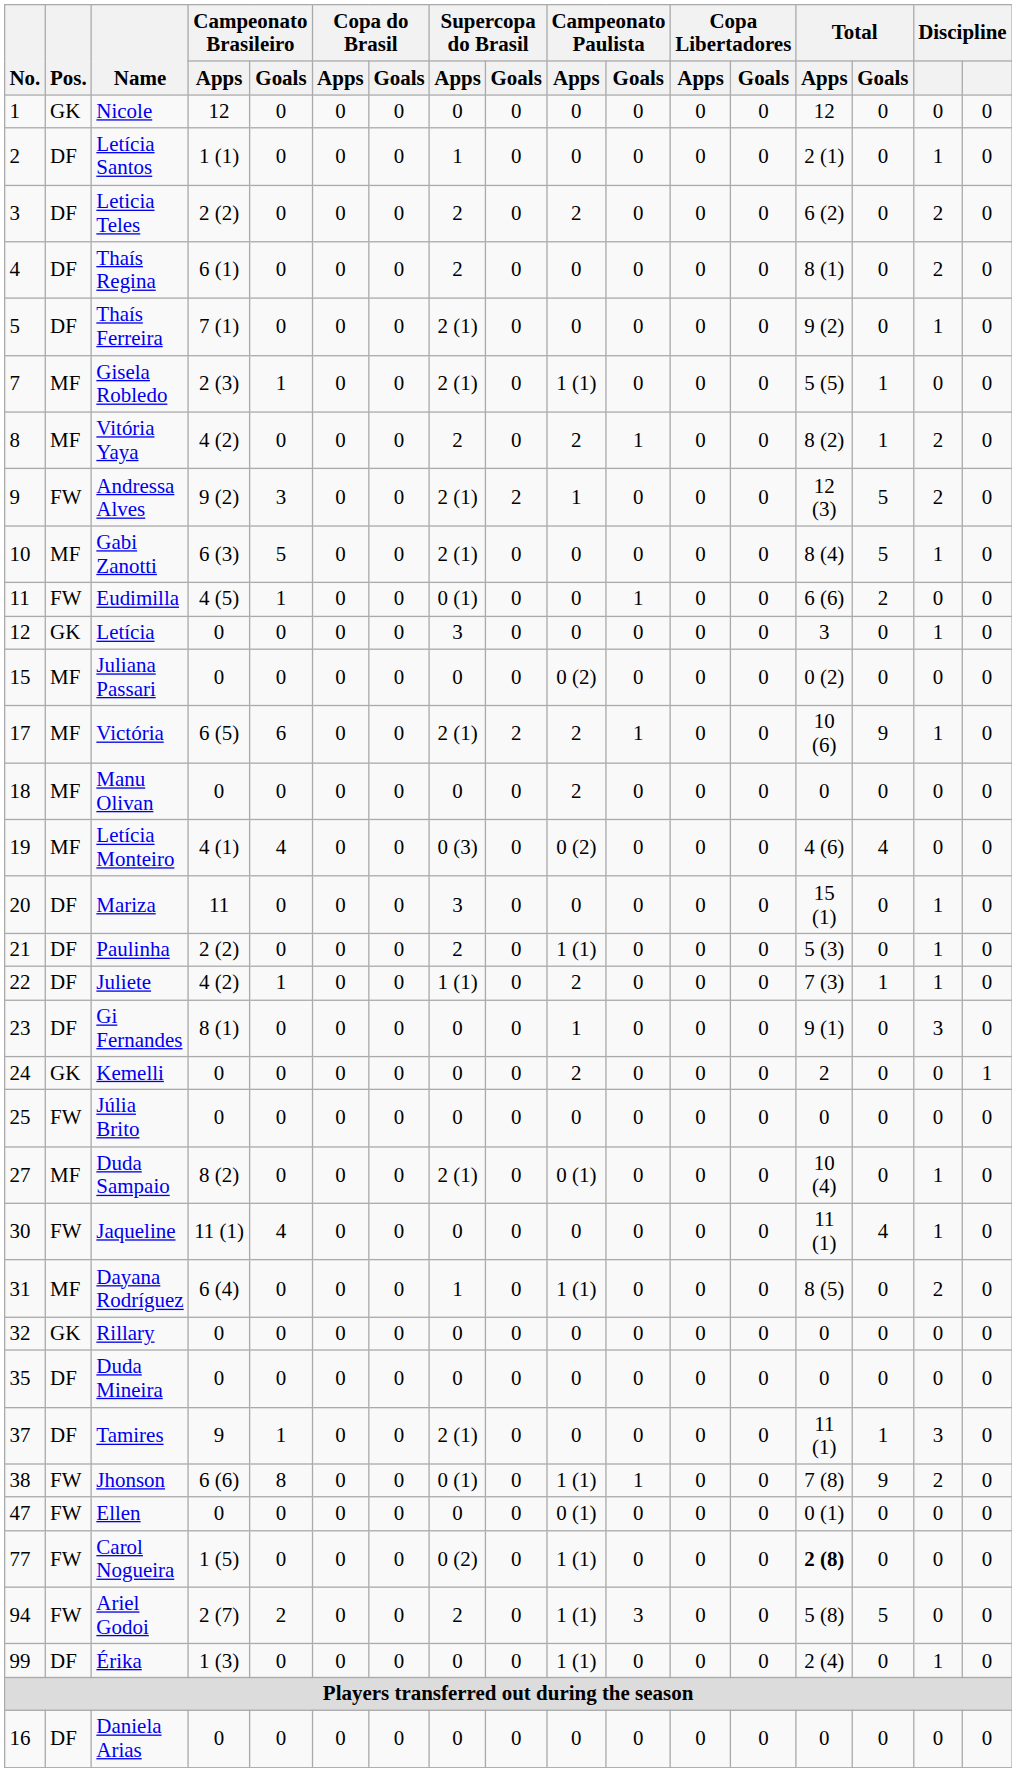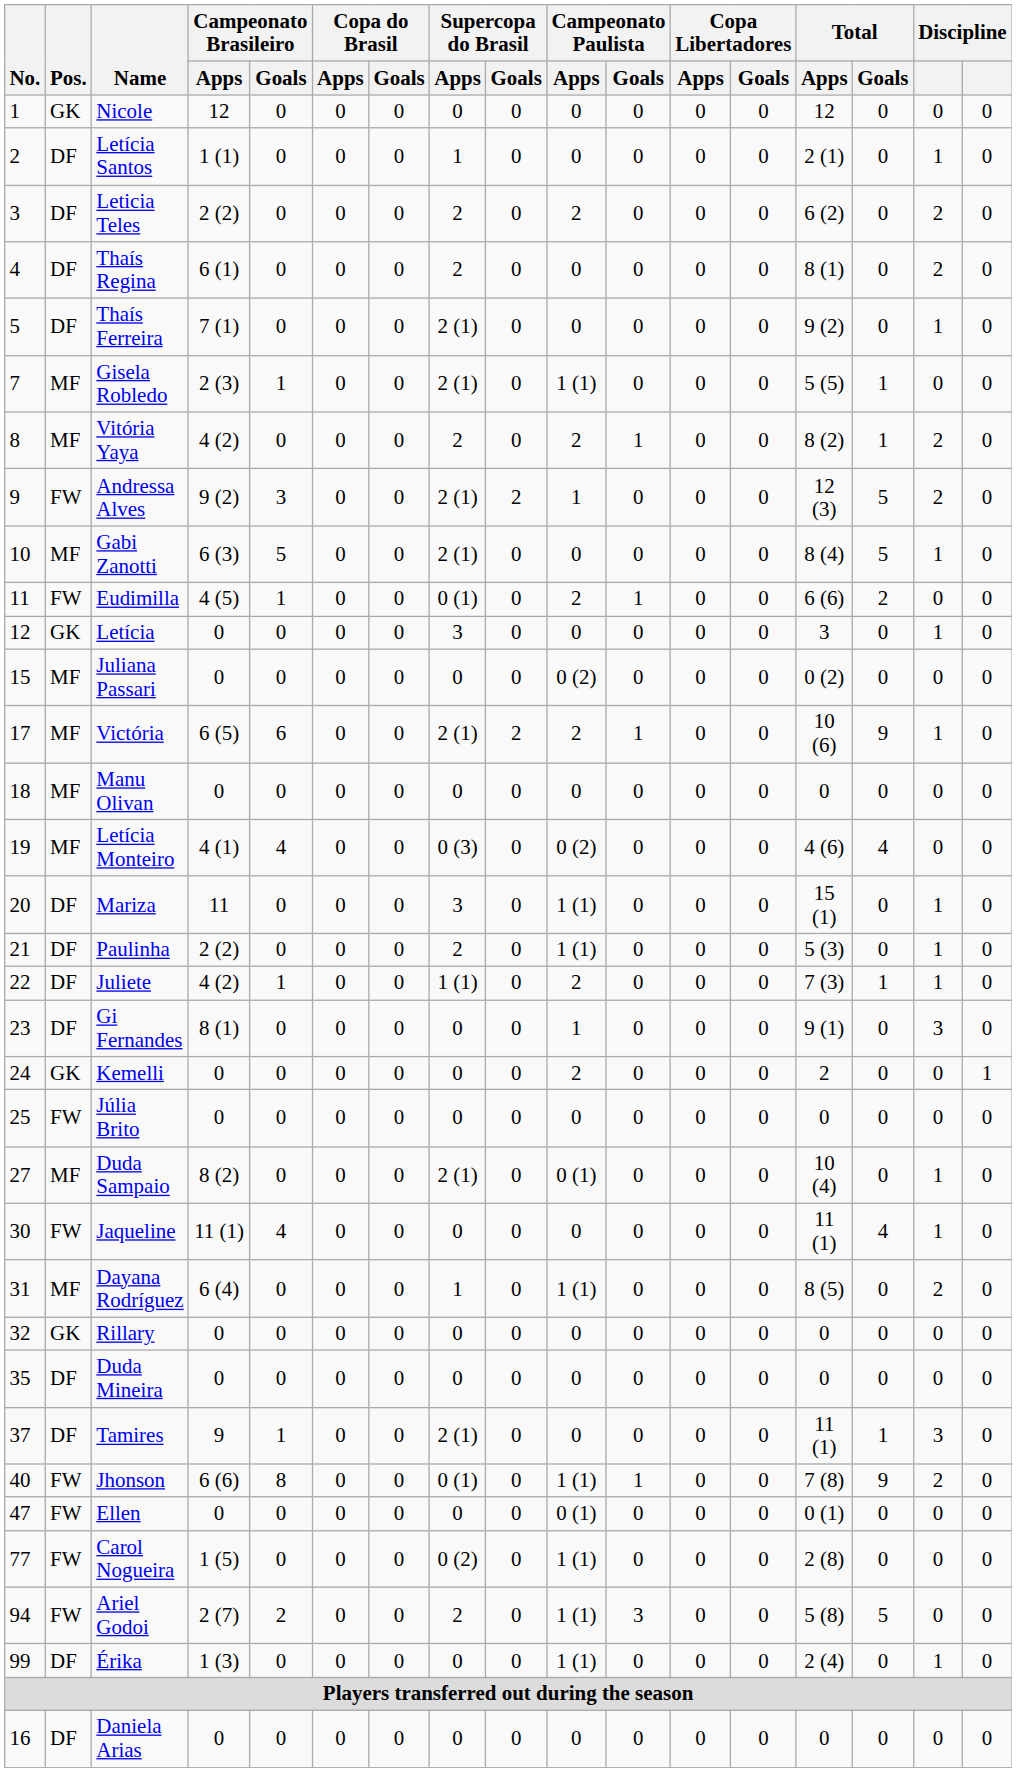(576, 598) 0 -> (576, 598) 2
(576, 790) 2 -> (576, 790) 0
(576, 904) 0 -> (576, 904) 1 (1)
(20, 1480) 38 -> (20, 1480) 40
(824, 1558) bold -> (824, 1558) normal
